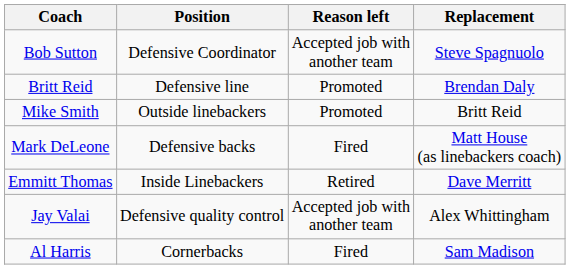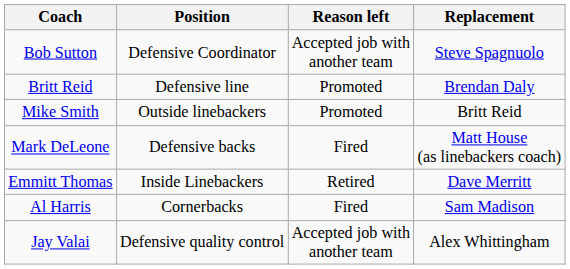rows swapped: (60, 251) <-> (60, 216)
